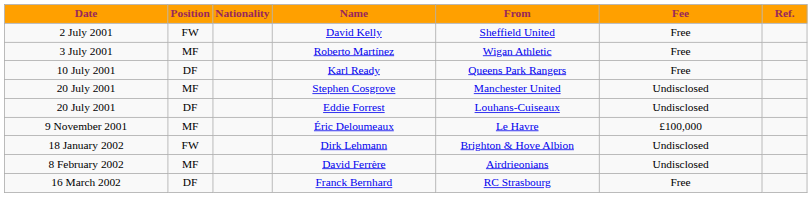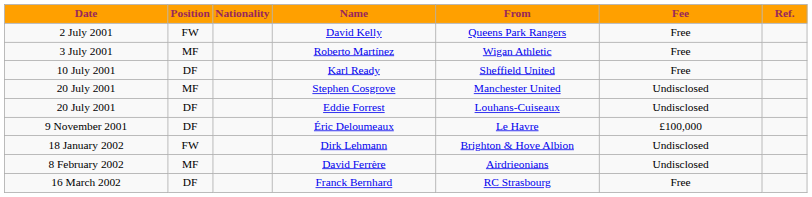(517, 33) Sheffield United -> (517, 33) Queens Park Rangers
(517, 70) Queens Park Rangers -> (517, 70) Sheffield United
(190, 126) MF -> (190, 126) DF
